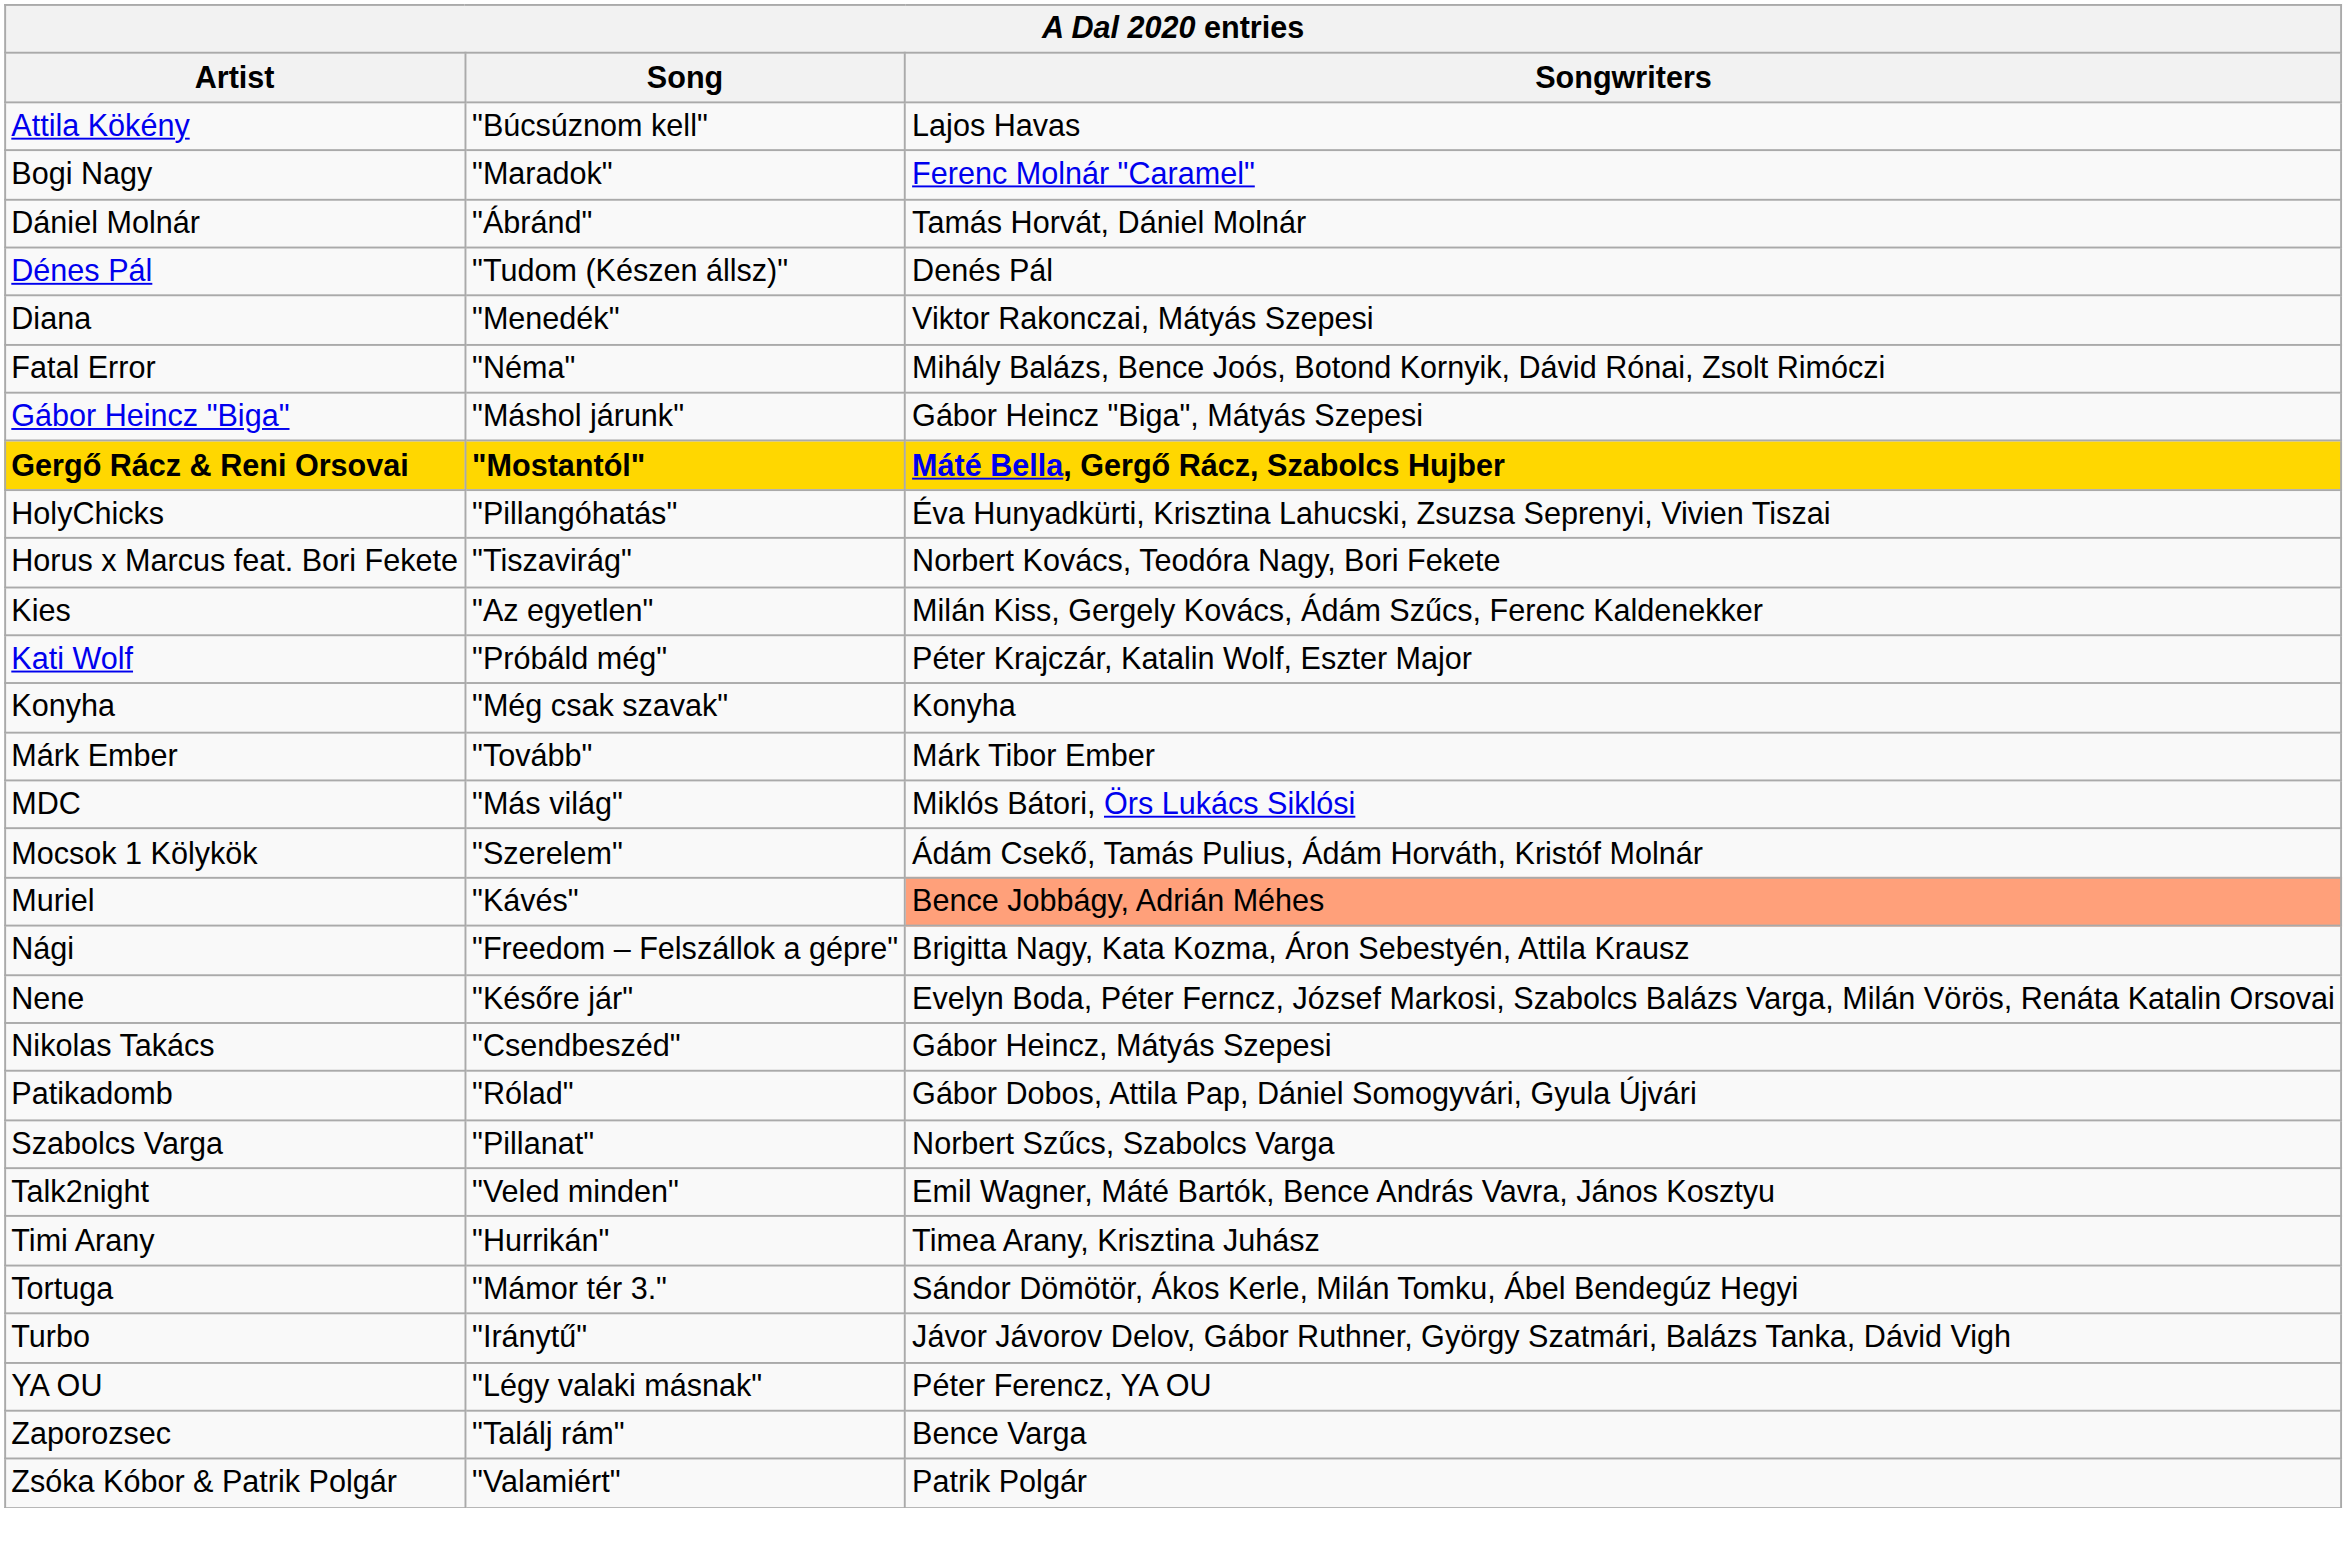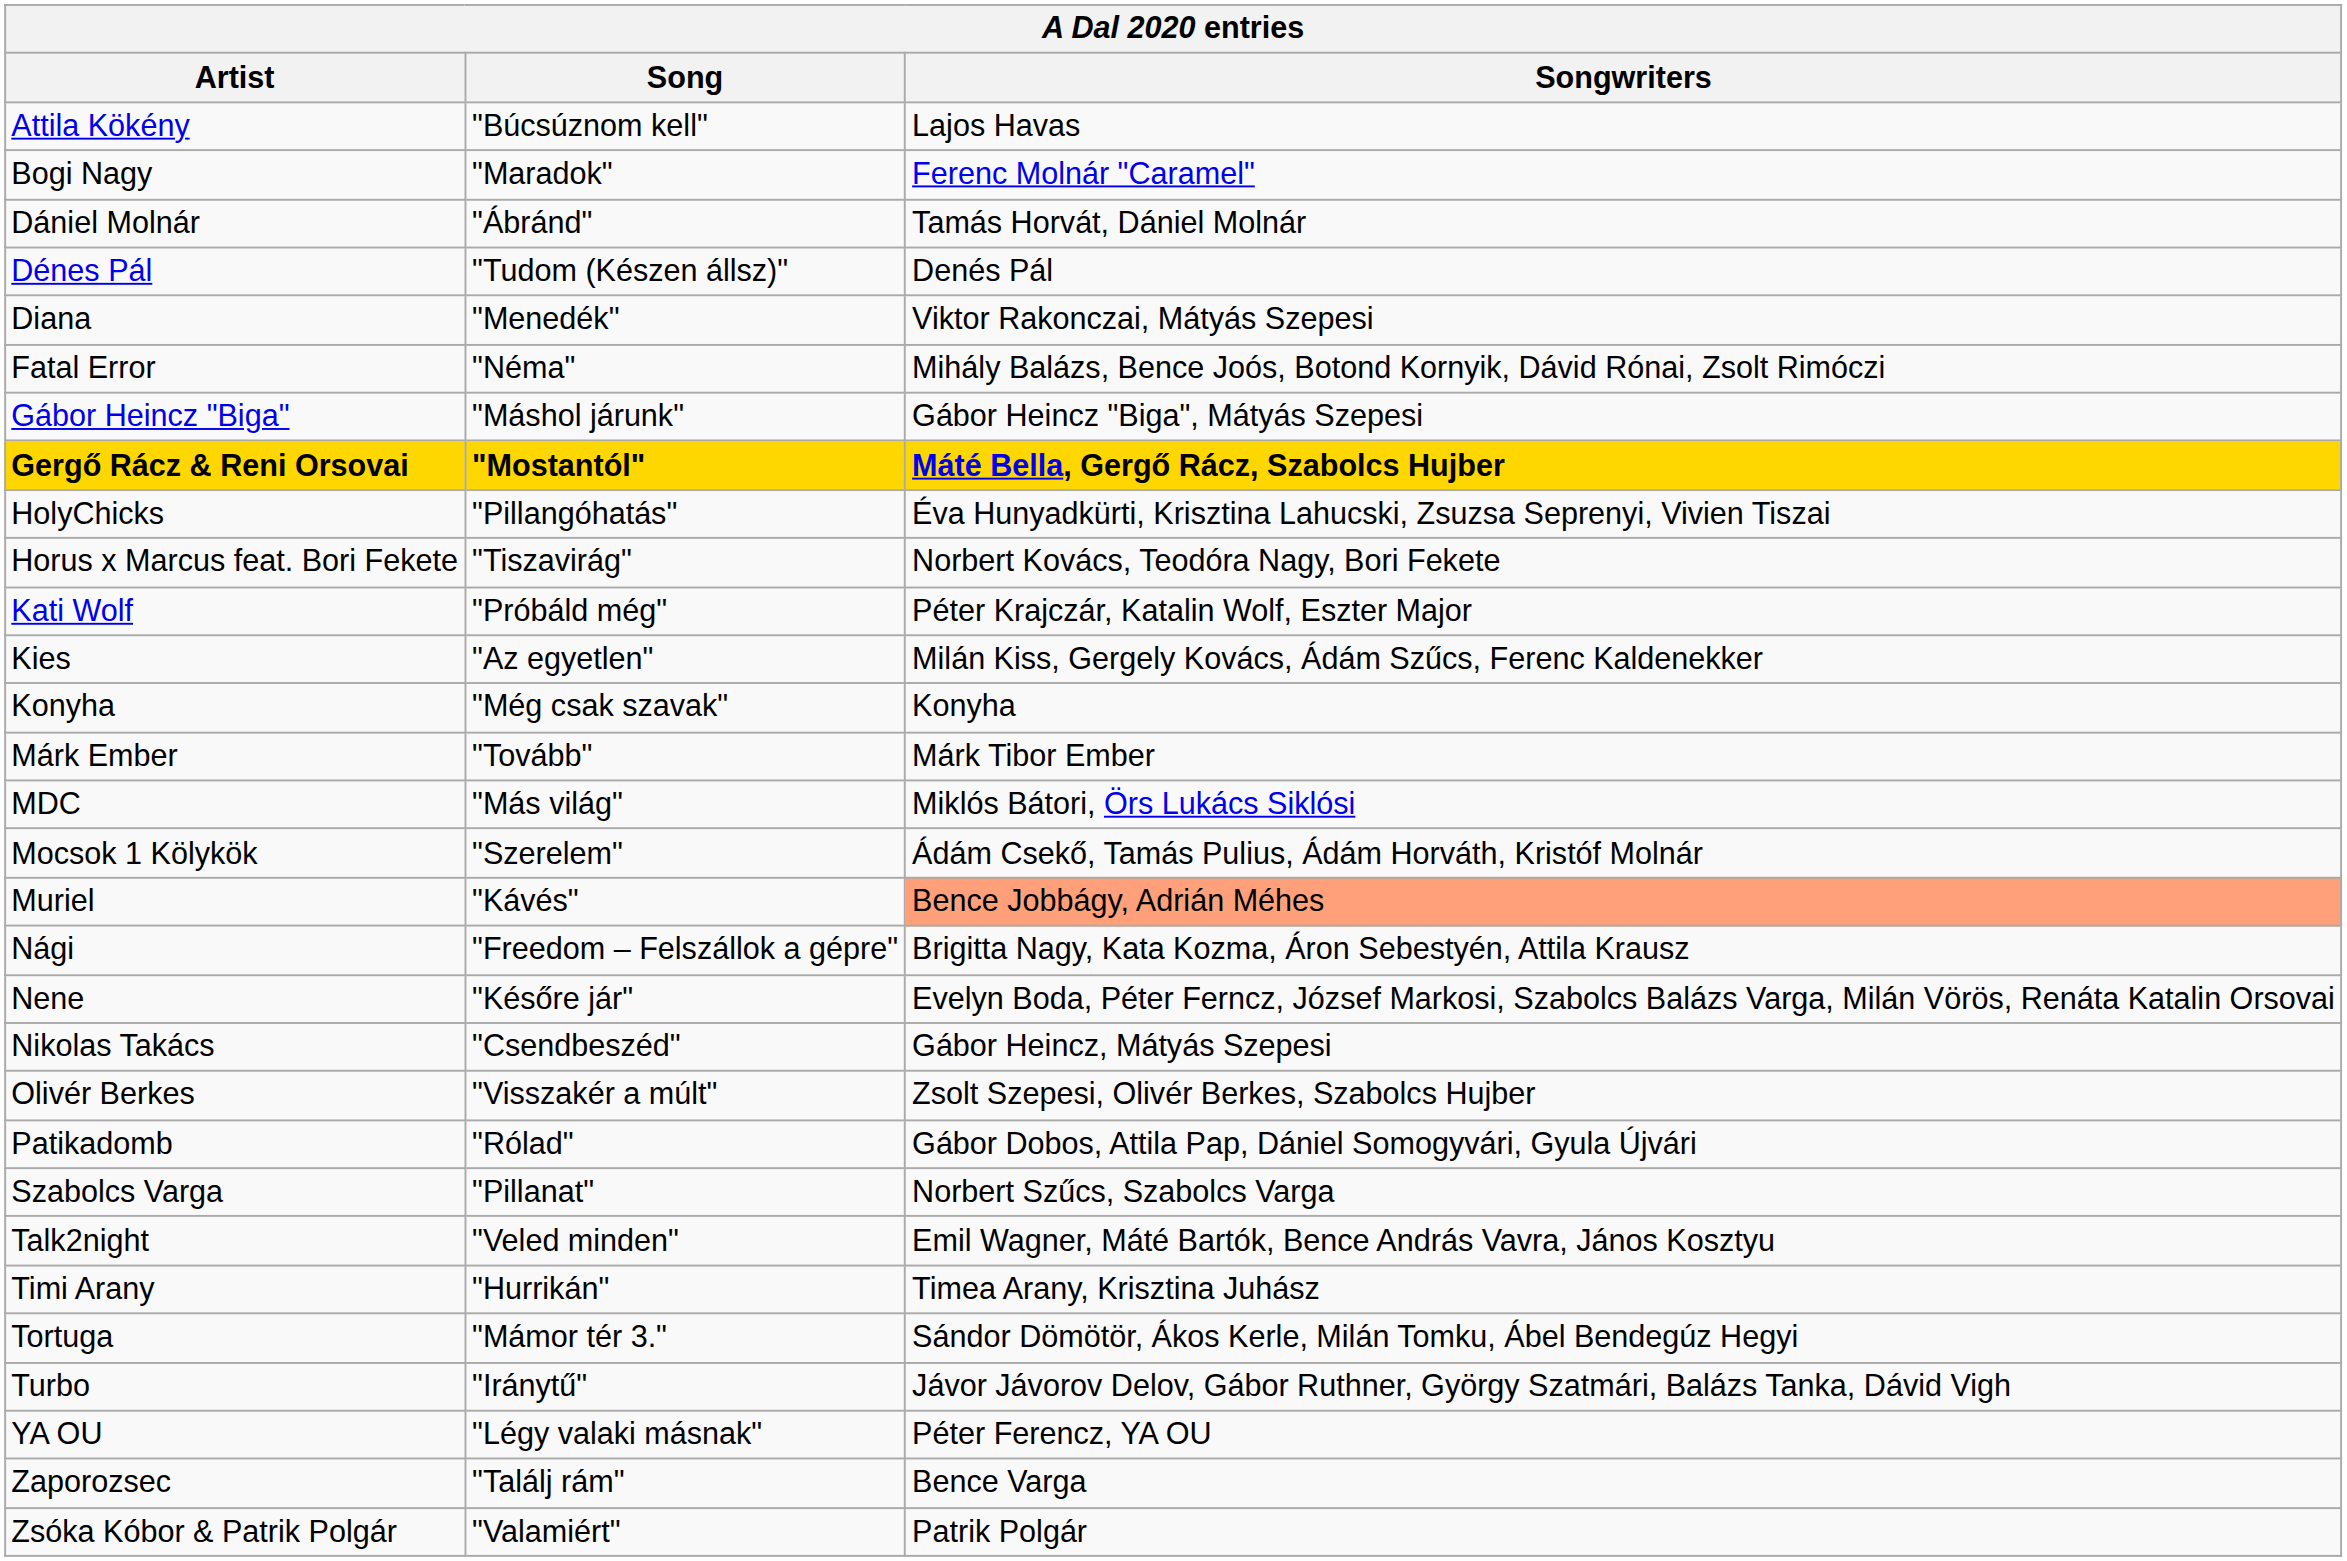rows swapped: (72, 658) <-> (41, 610)
+ row: (103, 1094)
